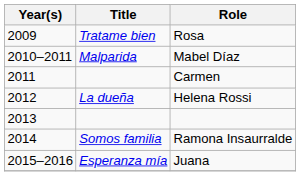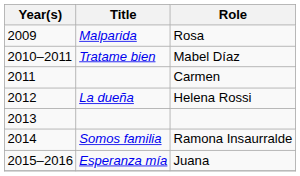(117, 35) Tratame bien -> (108, 35) Malparida
(108, 56) Malparida -> (117, 56) Tratame bien
